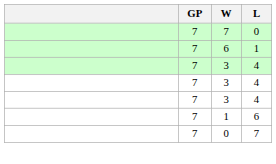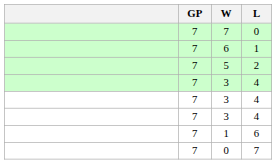+ row: (226, 66)
